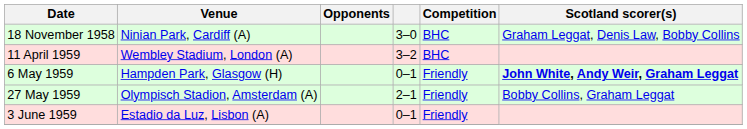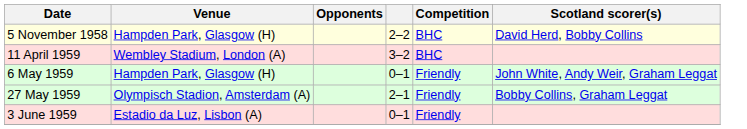- row: (61, 34)
+ row: (58, 34)
(620, 74) bold -> (606, 74) normal
